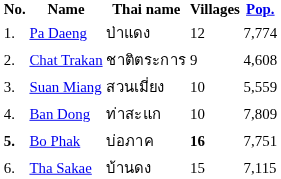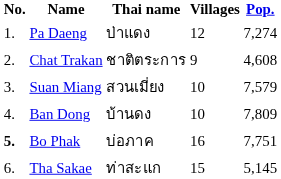(260, 32) 7,774 -> (260, 32) 7,274
(260, 86) 5,559 -> (260, 86) 7,579
(134, 114) ท่าสะแก -> (129, 114) บ้านดง
(197, 140) bold -> (197, 140) normal
(129, 168) บ้านดง -> (134, 168) ท่าสะแก
(260, 167) 7,115 -> (260, 167) 5,145
